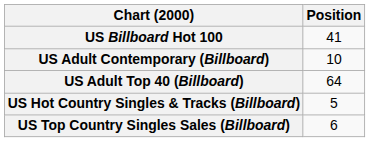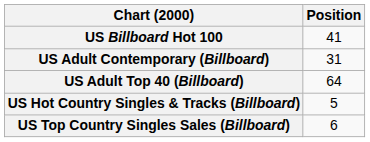(334, 59) 10 -> (334, 59) 31
